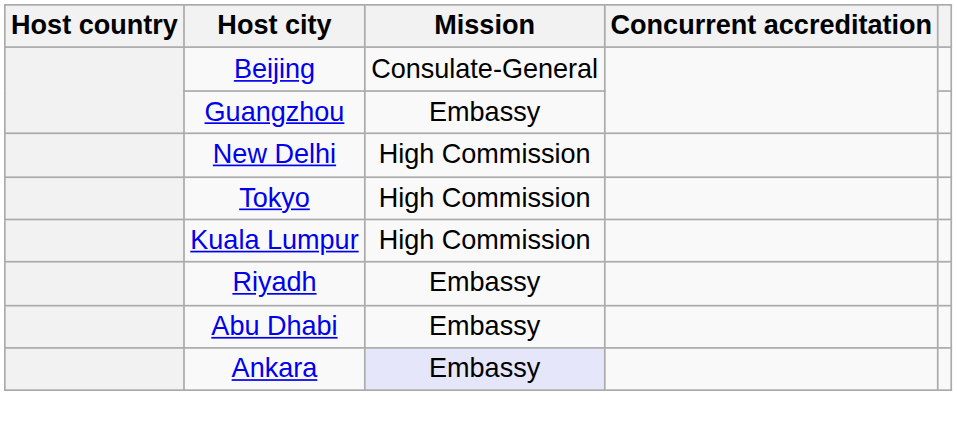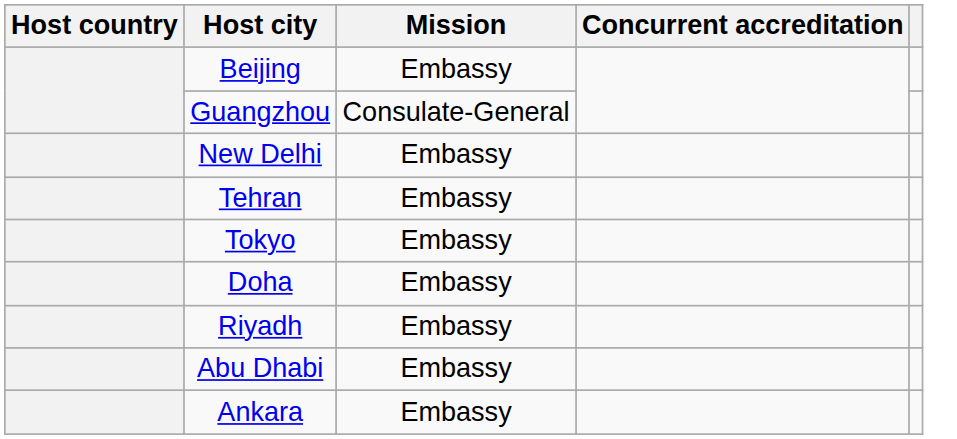(485, 68) Consulate-General -> (456, 68) Embassy
(485, 111) Embassy -> (456, 111) Consulate-General
(485, 154) High Commission -> (456, 154) Embassy
+ row: (260, 197)
(485, 197) High Commission -> (456, 240) Embassy
- row: (274, 240)
+ row: (260, 283)
(485, 369) lavender background -> (456, 411) no background
